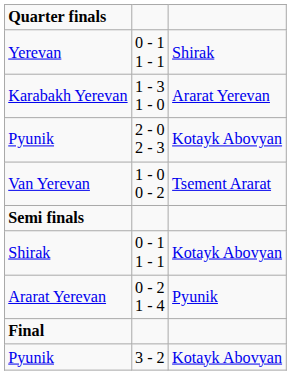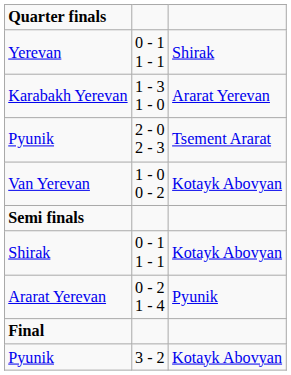(227, 139) Kotayk Abovyan -> (222, 139) Tsement Ararat
(222, 183) Tsement Ararat -> (227, 183) Kotayk Abovyan
